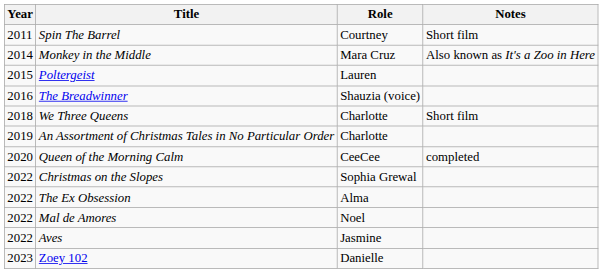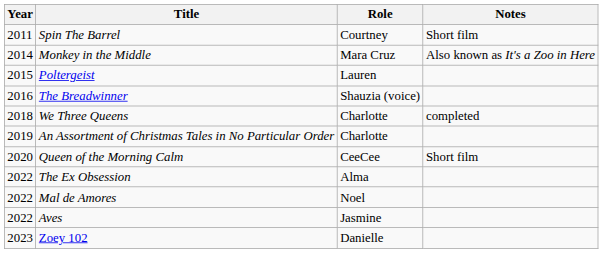(452, 116) Short film -> (453, 116) completed
(453, 156) completed -> (452, 156) Short film
- row: (101, 177)
